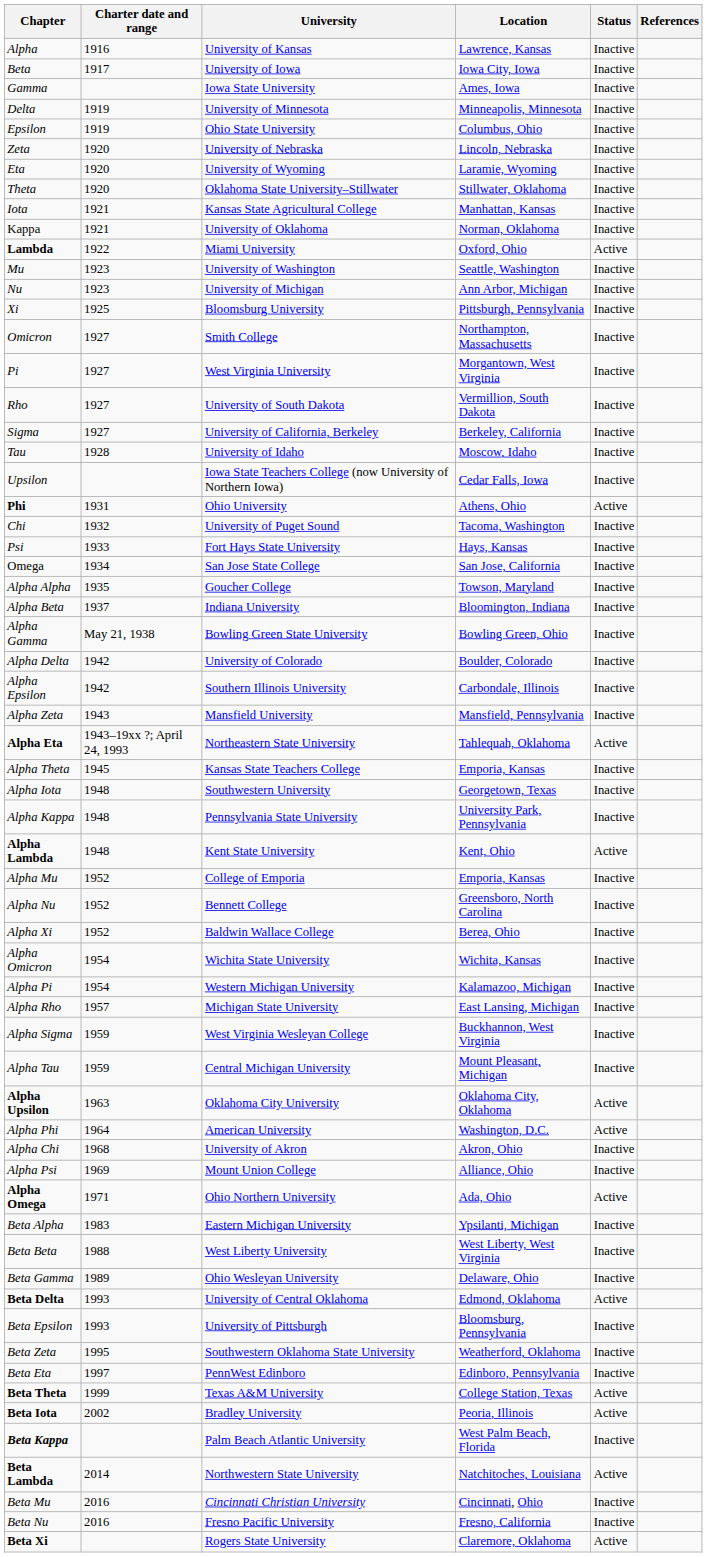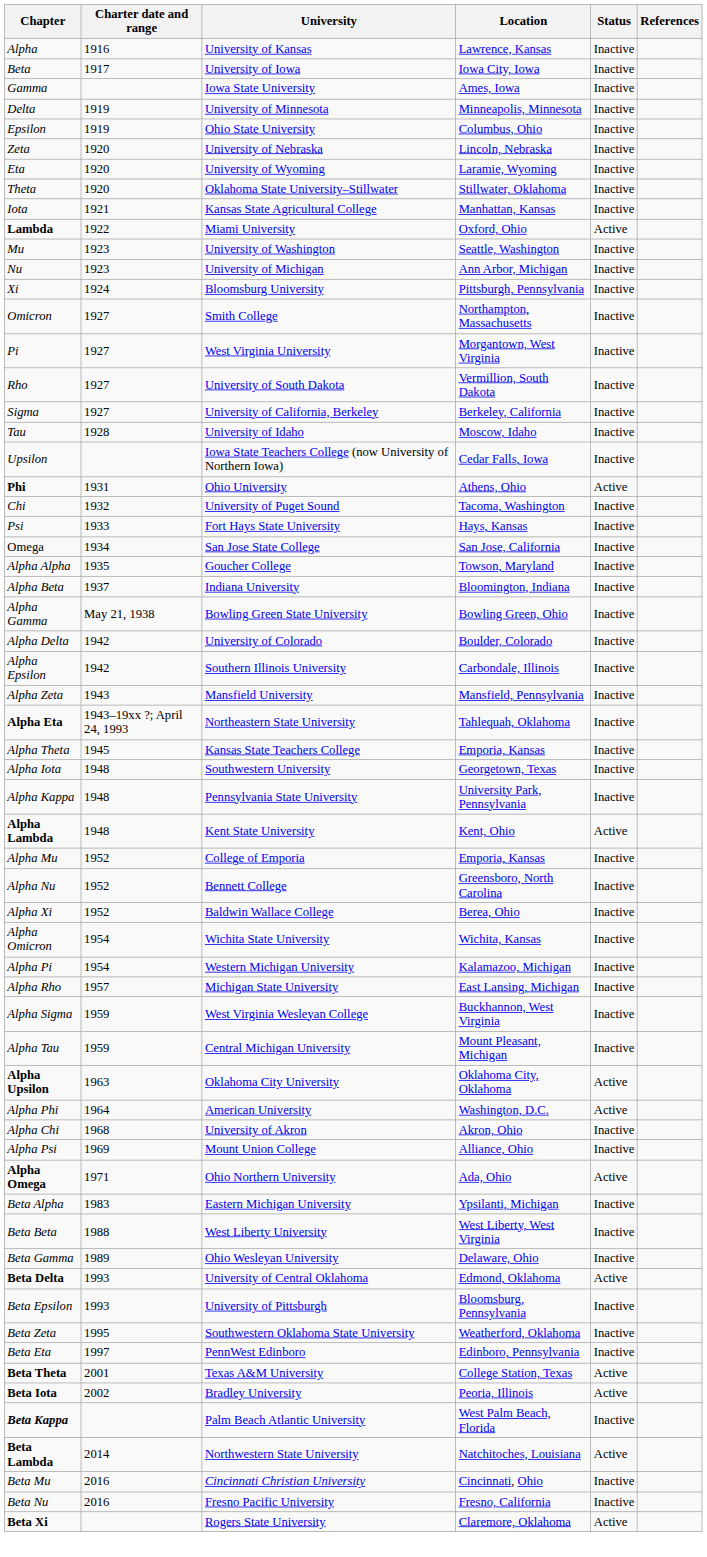- row: (24, 229)
(97, 309) 1925 -> (97, 289) 1924
(611, 742) Active -> (614, 722) Inactive
(97, 1393) 1999 -> (97, 1373) 2001
